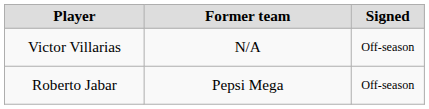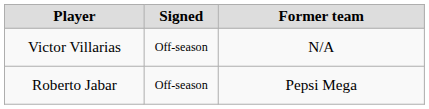columns swapped: (388, 16) <-> (248, 16)
